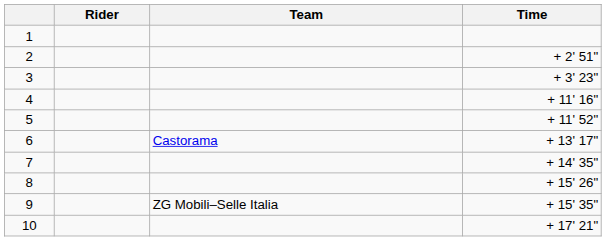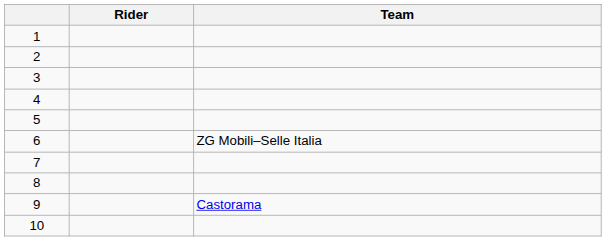- column: (532, 15)
(185, 141) Castorama -> (259, 141) ZG Mobili–Selle Italia
(215, 204) ZG Mobili–Selle Italia -> (229, 204) Castorama
